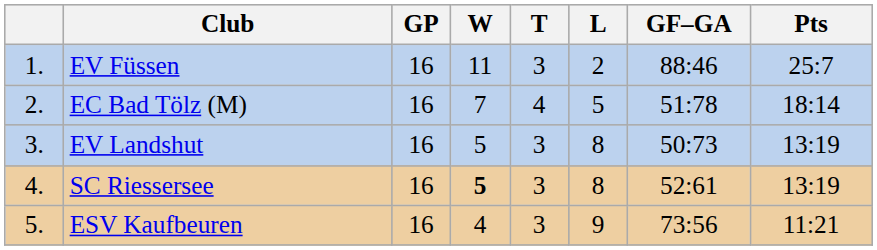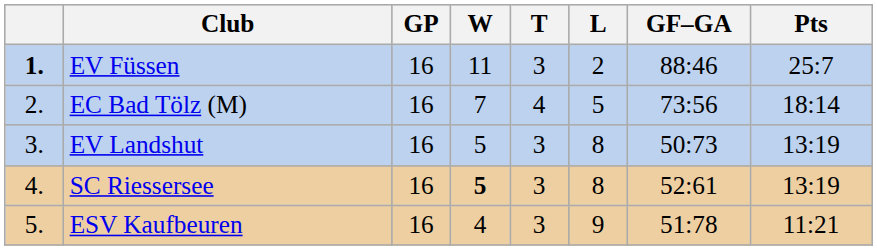(34, 64) normal -> (34, 64) bold
(689, 104) 51:78 -> (689, 104) 73:56
(689, 225) 73:56 -> (689, 225) 51:78
